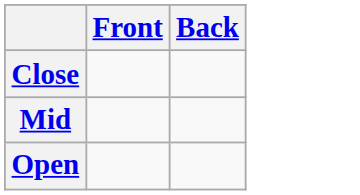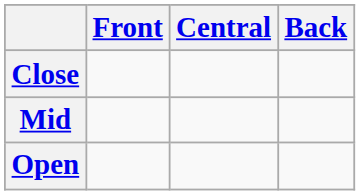+ column: (224, 27)
